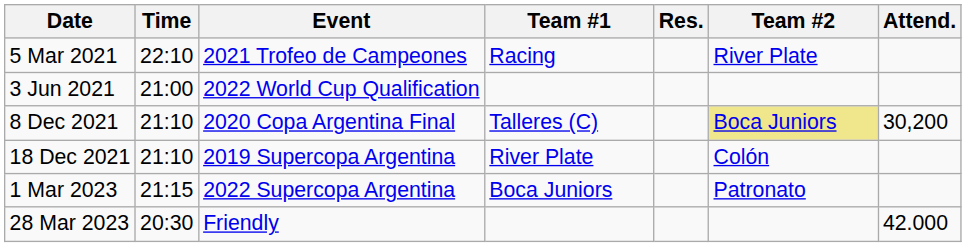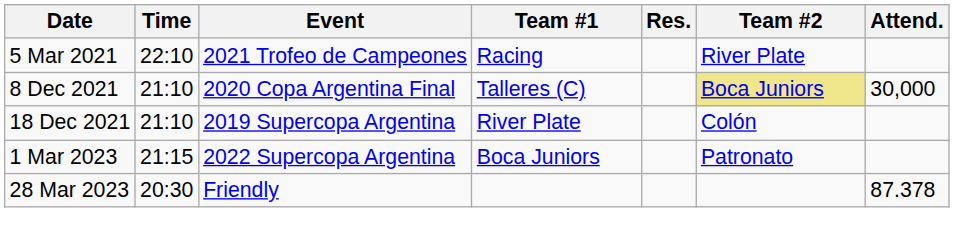- row: (62, 88)
(915, 122) 30,200 -> (903, 88) 30,000
(915, 223) 42.000 -> (903, 190) 87.378
